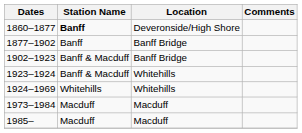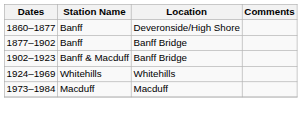(72, 27) bold -> (71, 27) normal
- row: (31, 74)
- row: (20, 120)
